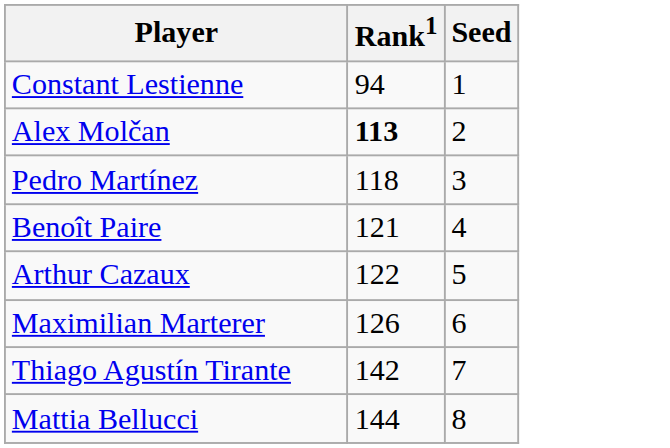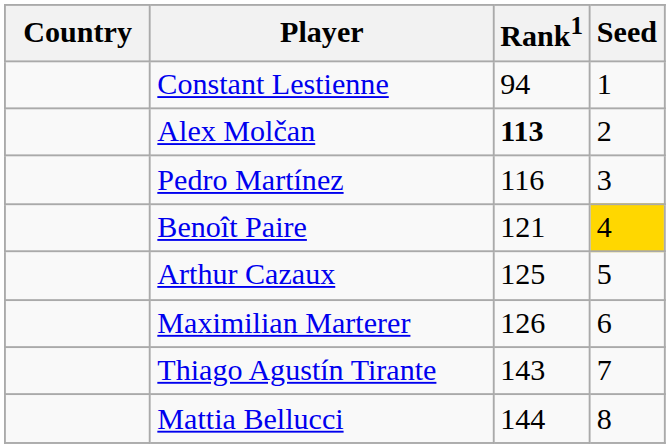+ column: (78, 32)
(377, 179) 118 -> (522, 179) 116
(459, 227) no background -> (604, 227) gold background
(377, 275) 122 -> (523, 275) 125
(377, 370) 142 -> (523, 370) 143
